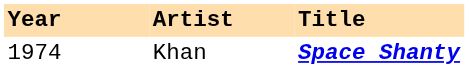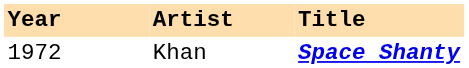(34, 53) 1974 -> (34, 53) 1972
